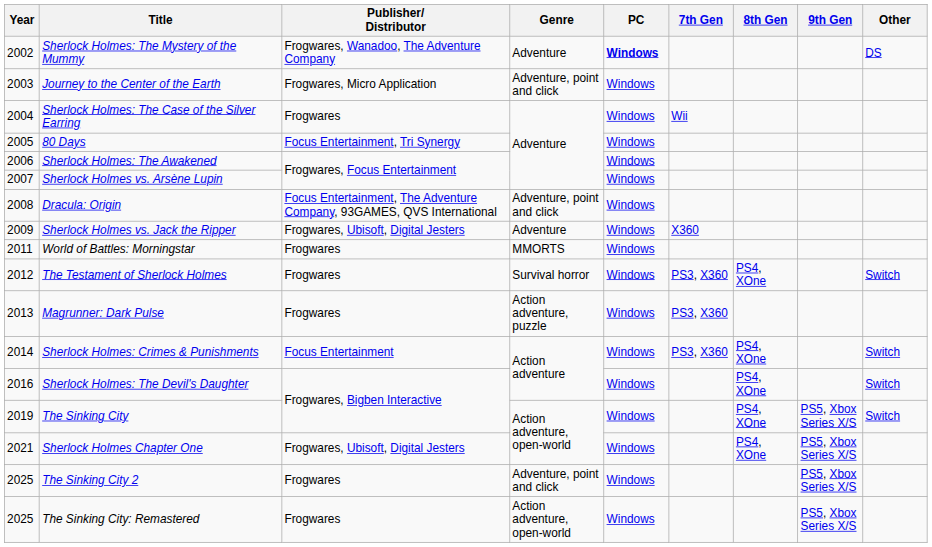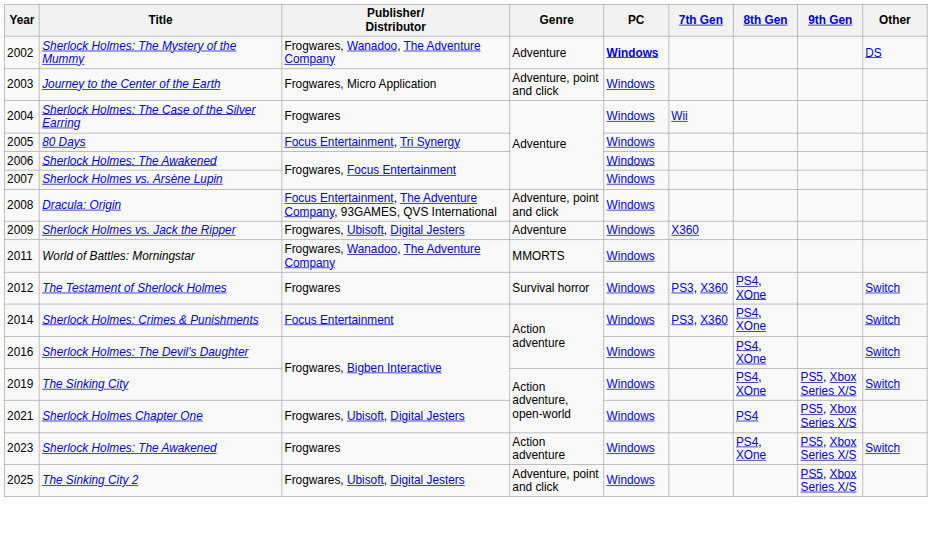(312, 249) Frogwares -> (382, 256) Frogwares, Wanadoo, The Adventure Company
- row: (20, 313)
(751, 448) PS4, XOne -> (747, 416) PS4
+ row: (20, 448)
(312, 480) Frogwares -> (375, 480) Frogwares, Ubisoft, Digital Jesters
- row: (20, 519)
